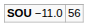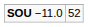(74, 13) 56 -> (74, 13) 52
